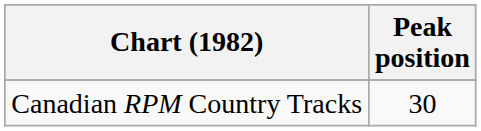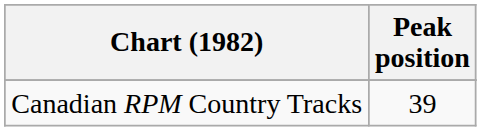(422, 102) 30 -> (422, 102) 39
